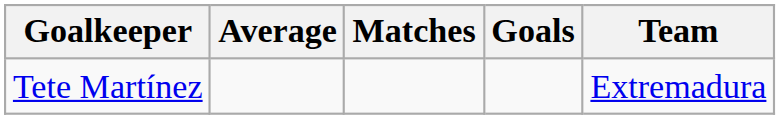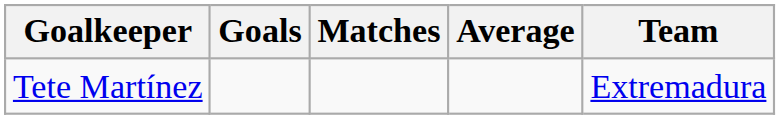columns swapped: (533, 31) <-> (278, 31)
